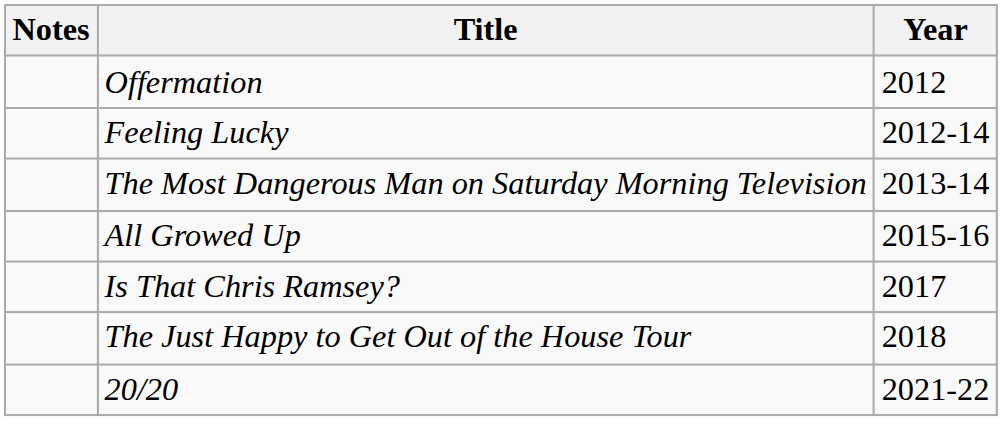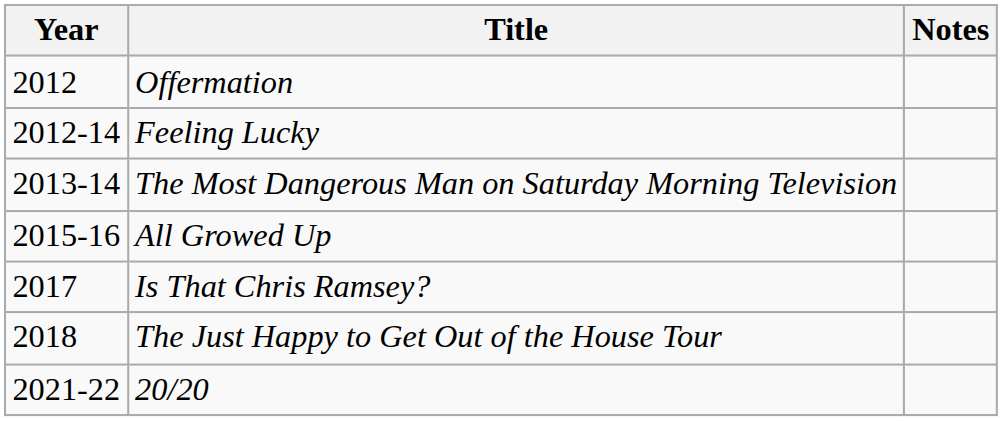columns swapped: (936, 30) <-> (51, 30)
